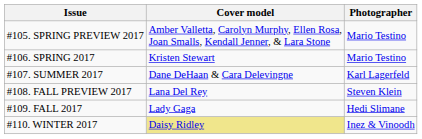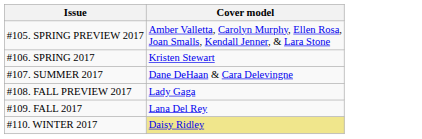- column: (381, 12)
(178, 91) Lana Del Rey -> (172, 91) Lady Gaga
(172, 108) Lady Gaga -> (178, 108) Lana Del Rey
